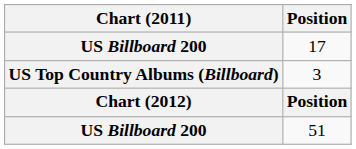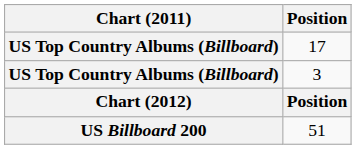(144, 46) US Billboard 200 -> (144, 46) US Top Country Albums (Billboard)
